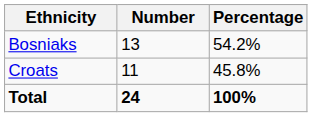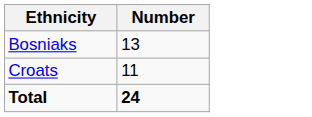- column: (258, 17)
